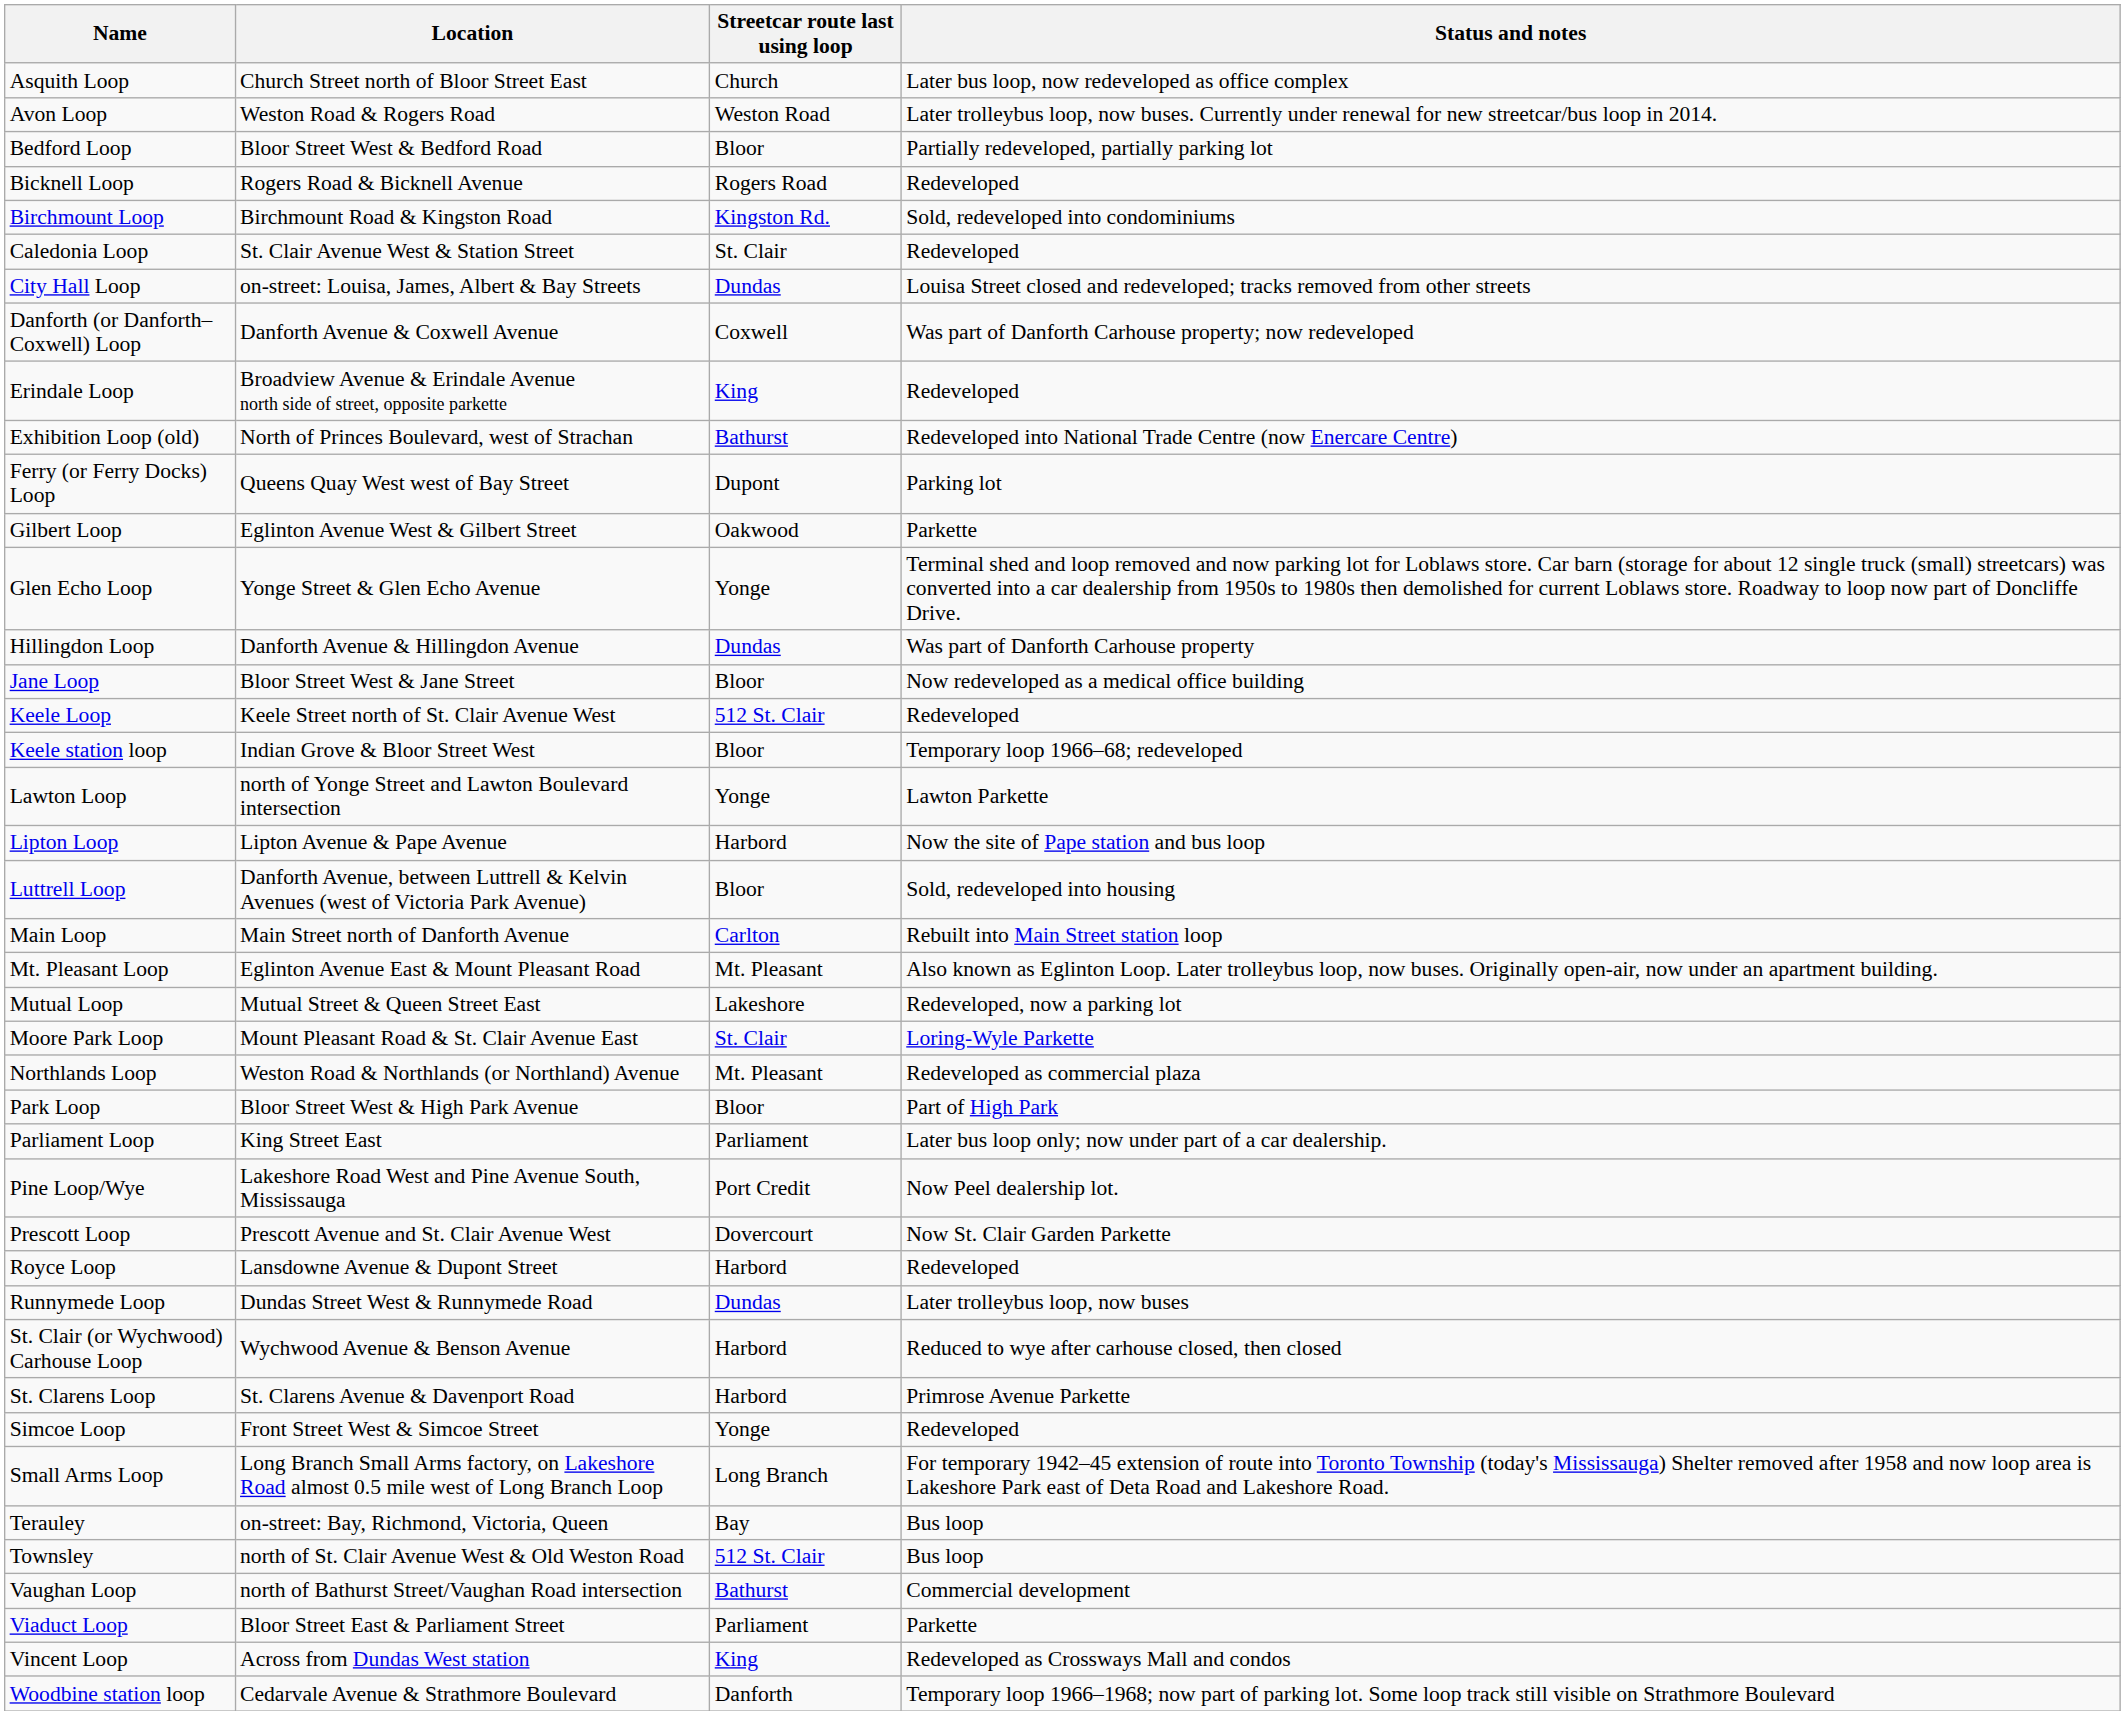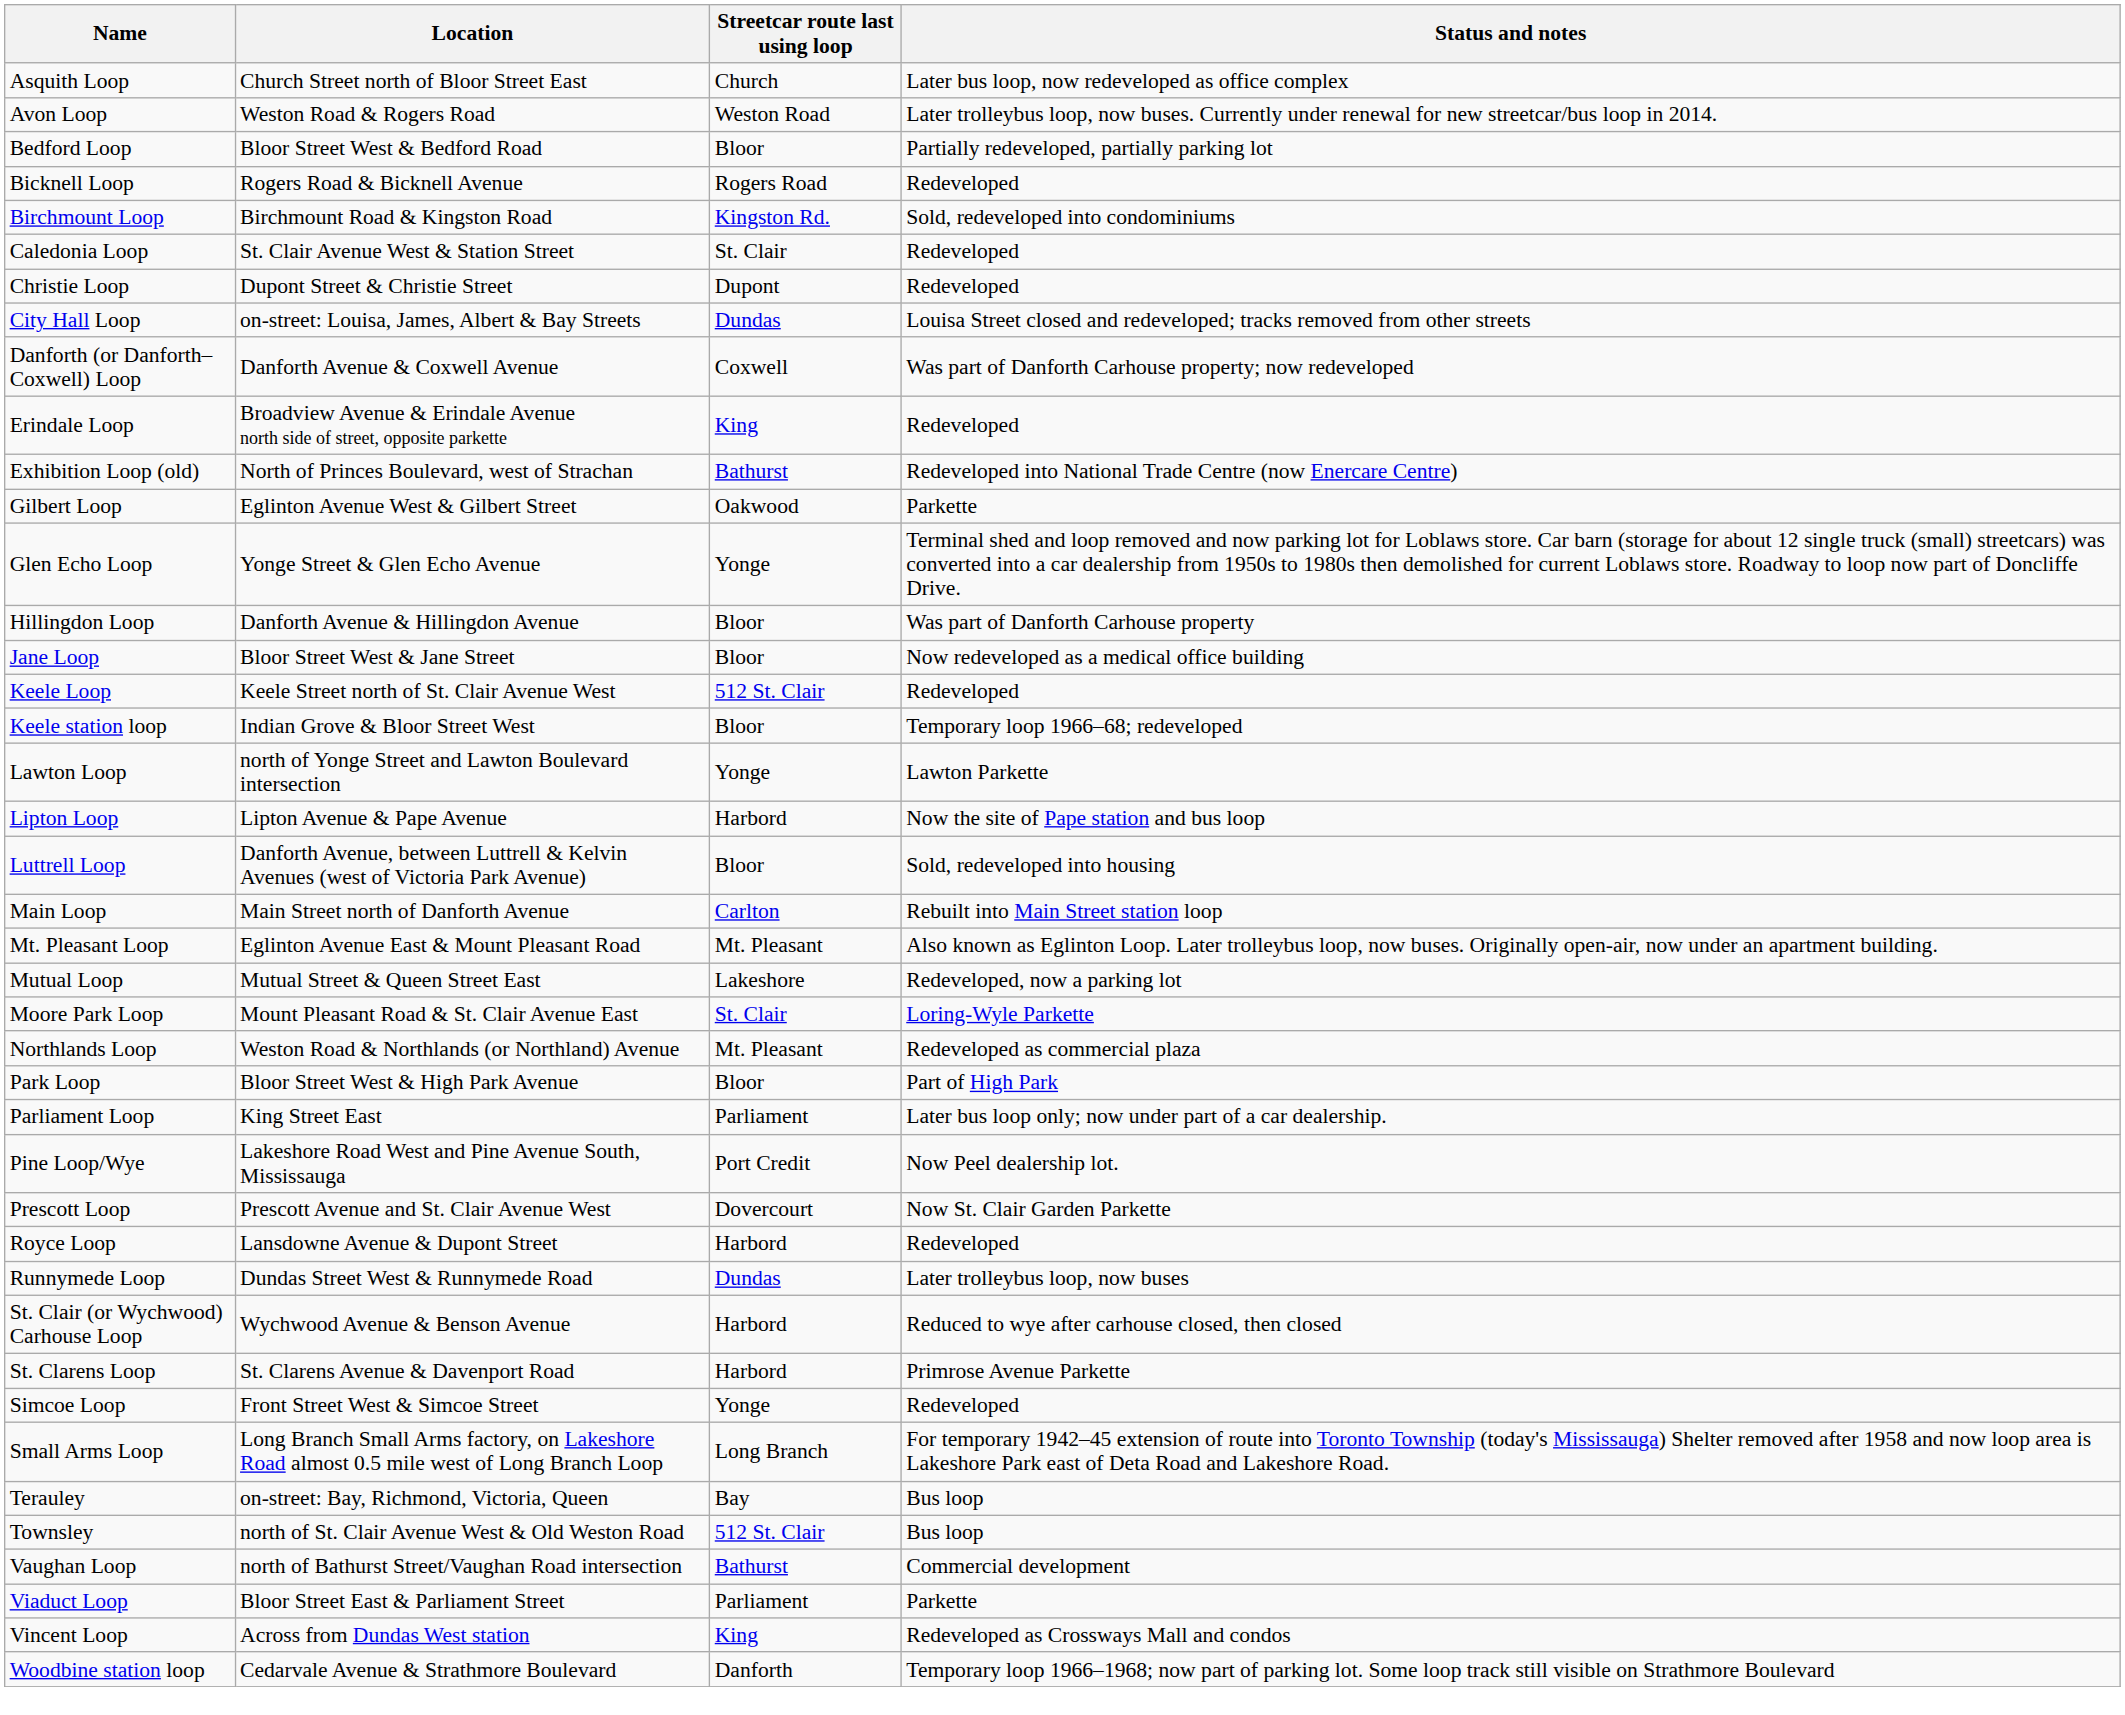+ row: (69, 285)
- row: (108, 483)
(748, 647) Dundas -> (739, 622) Bloor
